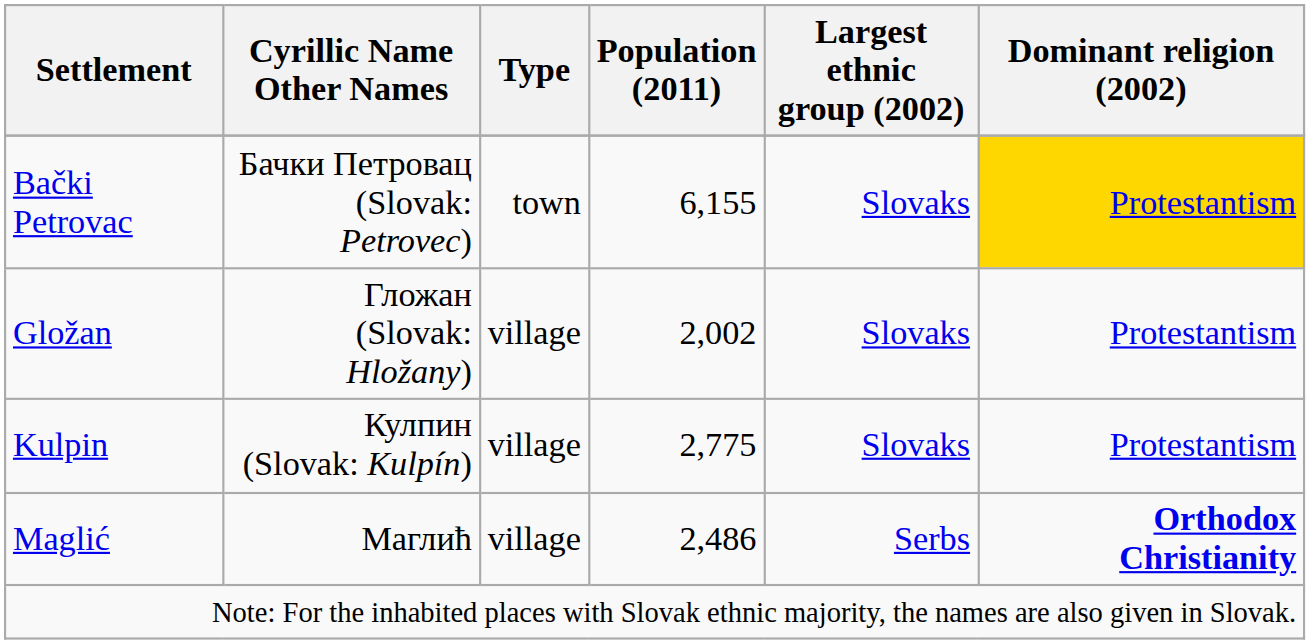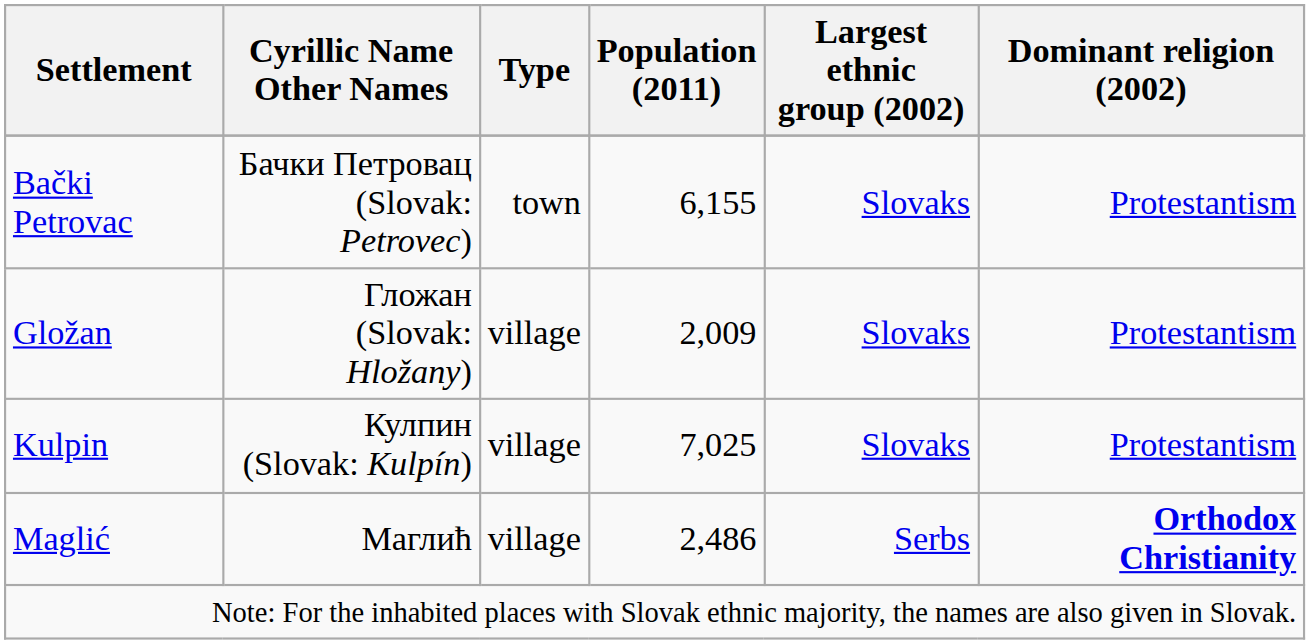(1203, 201) gold background -> (1203, 201) no background
(718, 332) 2,002 -> (718, 332) 2,009
(718, 444) 2,775 -> (718, 444) 7,025
